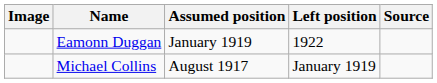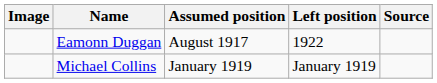(210, 41) January 1919 -> (208, 41) August 1917
(208, 66) August 1917 -> (210, 66) January 1919
